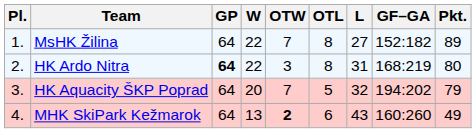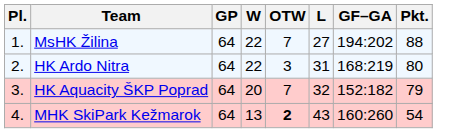- column: (328, 16)
(403, 41) 152:182 -> (365, 41) 194:202
(453, 41) 89 -> (415, 41) 88
(227, 66) bold -> (227, 66) normal
(403, 90) 194:202 -> (365, 90) 152:182
(453, 115) 49 -> (415, 115) 54
